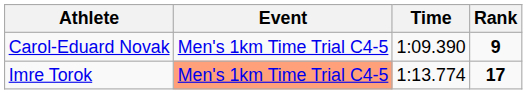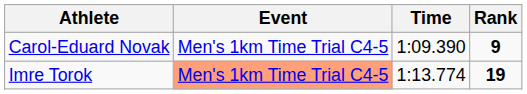(496, 74) 17 -> (496, 74) 19
